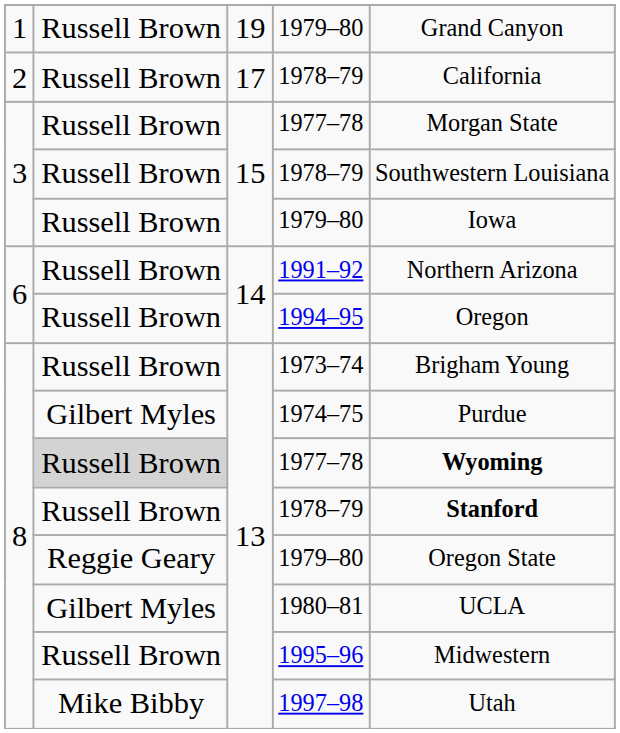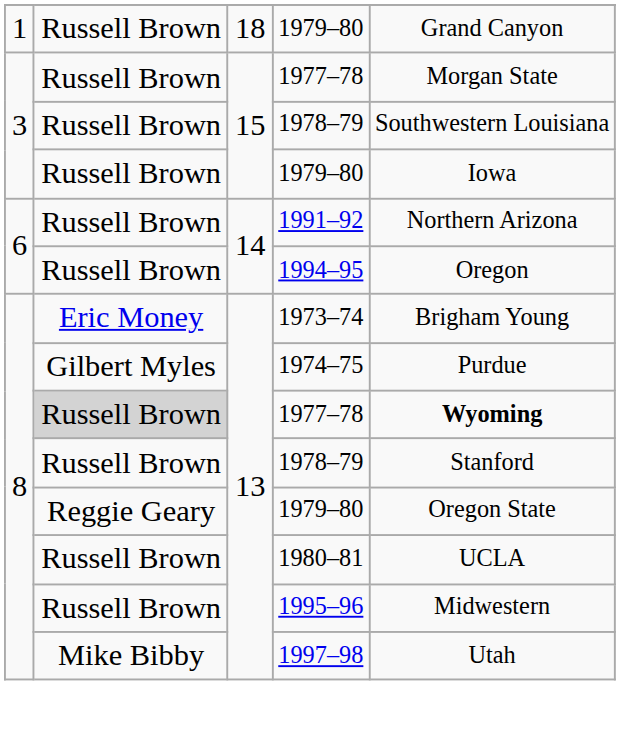(250, 28) 19 -> (250, 28) 18
- row: (20, 76)
(131, 366) Russell Brown -> (131, 317) Eric Money
(492, 510) bold -> (492, 462) normal
(131, 607) Gilbert Myles -> (131, 558) Russell Brown
